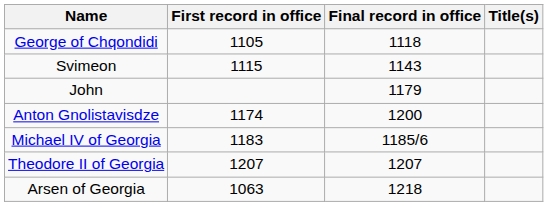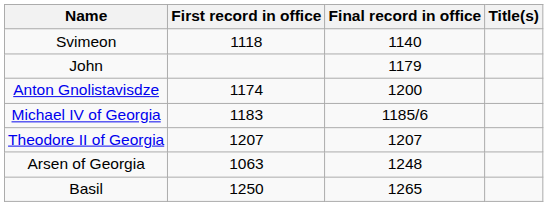- row: (86, 41)
(246, 66) 1115 -> (246, 41) 1118
(405, 66) 1143 -> (405, 41) 1140
(405, 189) 1218 -> (405, 164) 1248
+ row: (86, 189)
